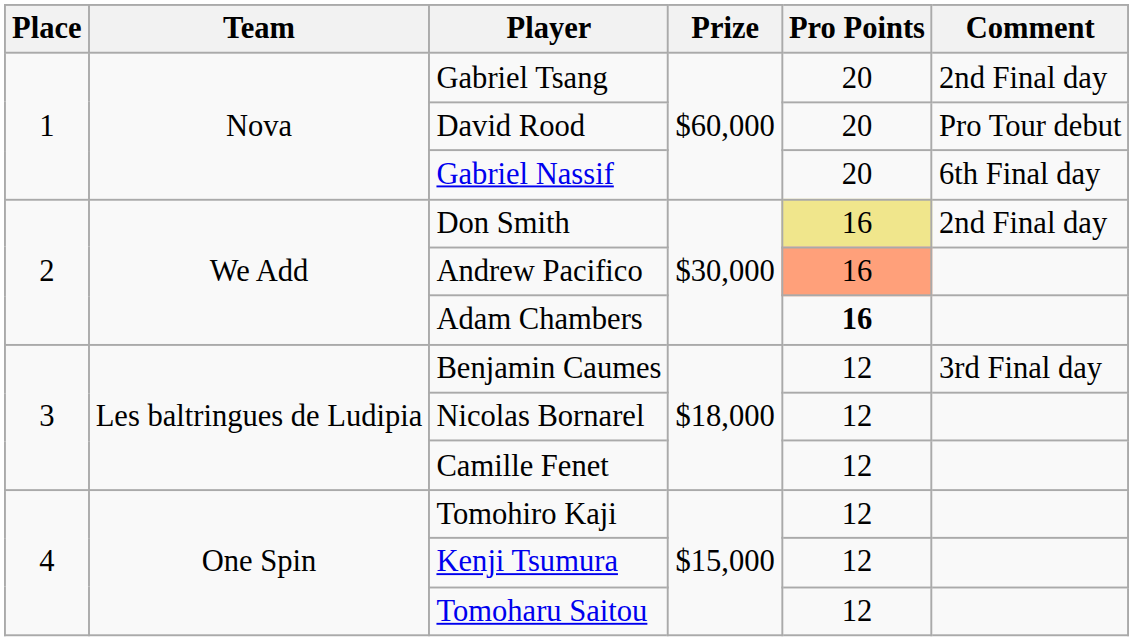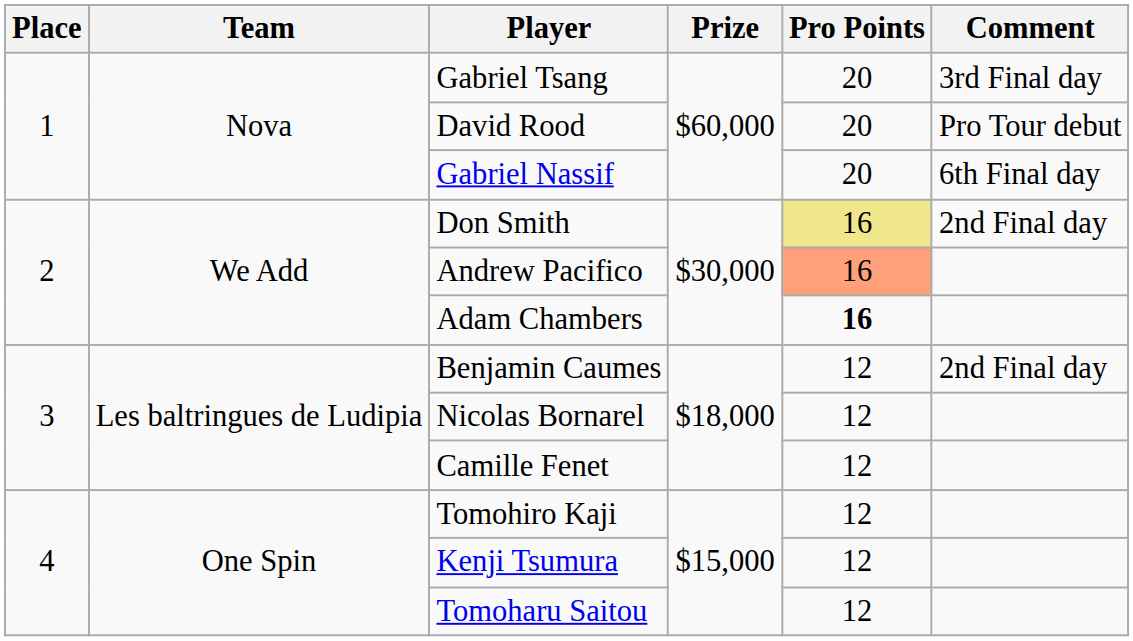(1023, 77) 2nd Final day -> (1021, 77) 3rd Final day
(1021, 367) 3rd Final day -> (1023, 367) 2nd Final day
